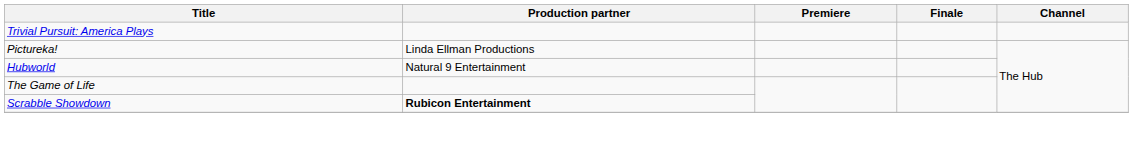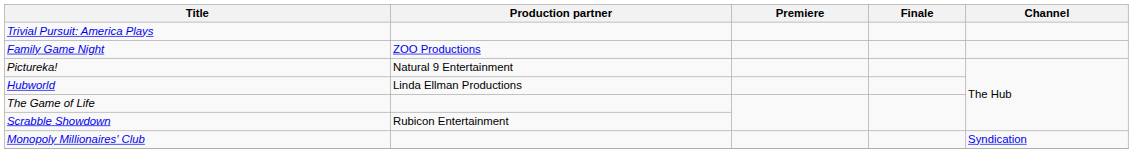+ row: (56, 49)
(470, 49) Linda Ellman Productions -> (453, 67) Natural 9 Entertainment
(466, 67) Natural 9 Entertainment -> (457, 85) Linda Ellman Productions
(468, 103) bold -> (451, 121) normal
+ row: (76, 139)
